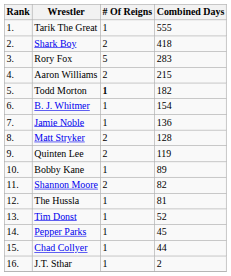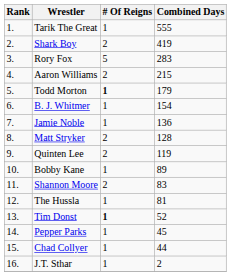(164, 43) 418 -> (164, 43) 419
(164, 91) 182 -> (164, 91) 179
(162, 185) 82 -> (162, 185) 83
(105, 216) normal -> (105, 216) bold
